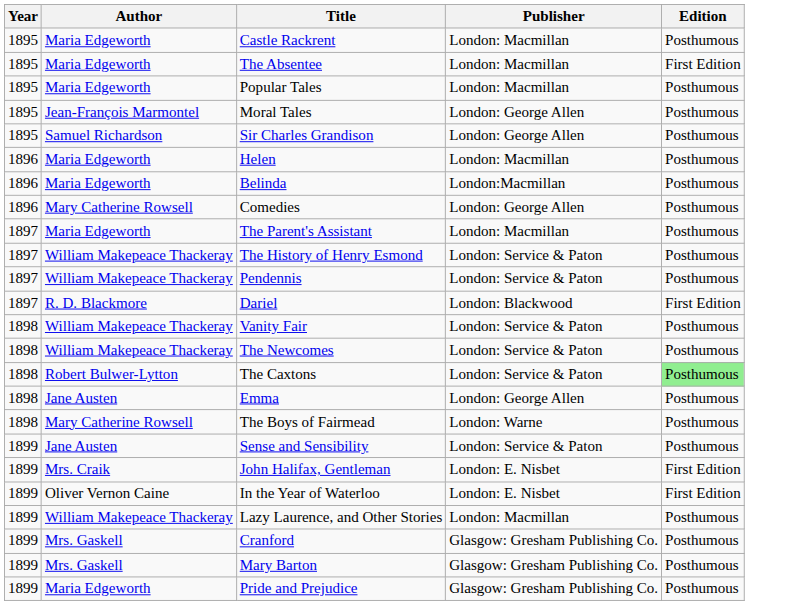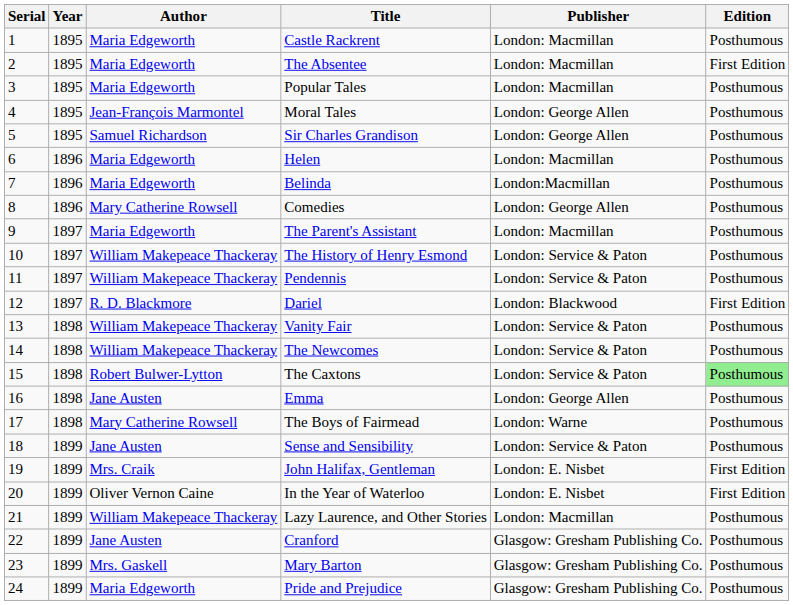+ column: (27, 16)
(84, 541) Mrs. Gaskell -> (126, 541) Jane Austen
